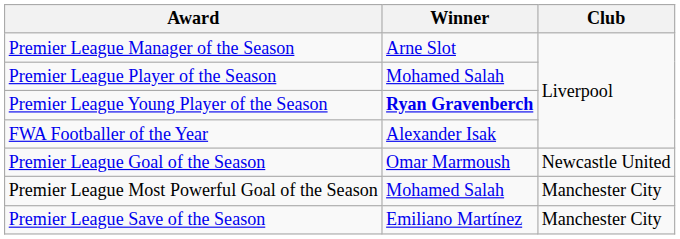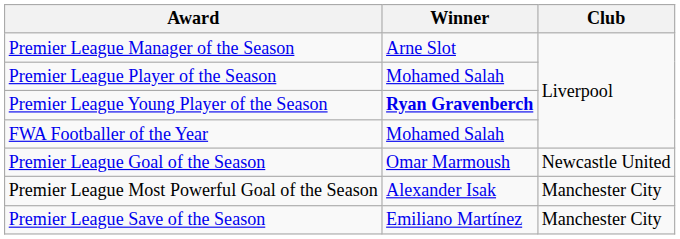(441, 133) Alexander Isak -> (445, 133) Mohamed Salah
(445, 190) Mohamed Salah -> (441, 190) Alexander Isak
